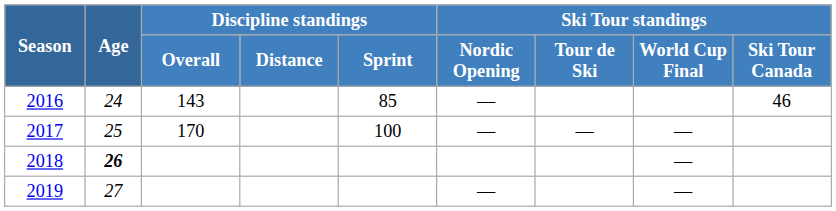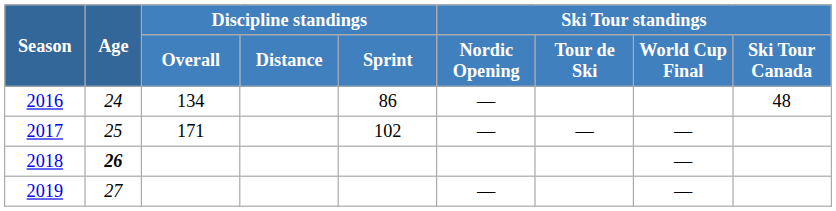(191, 101) 143 -> (191, 101) 134
(388, 101) 85 -> (388, 101) 86
(782, 101) 46 -> (782, 101) 48
(191, 131) 170 -> (191, 131) 171
(388, 131) 100 -> (388, 131) 102
